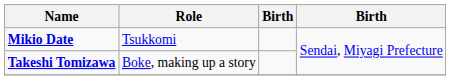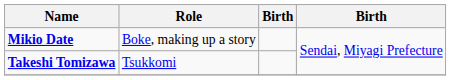(149, 39) Tsukkomi -> (189, 39) Boke, making up a story
(189, 62) Boke, making up a story -> (149, 62) Tsukkomi
